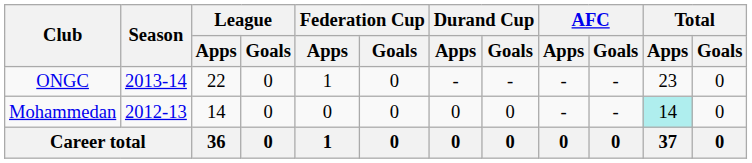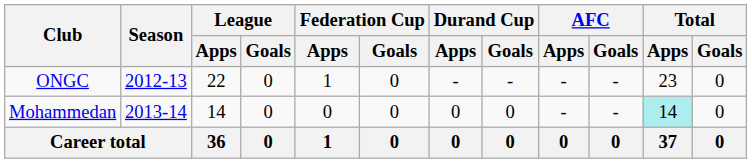(156, 81) 2013-14 -> (156, 81) 2012-13
(156, 112) 2012-13 -> (156, 112) 2013-14
